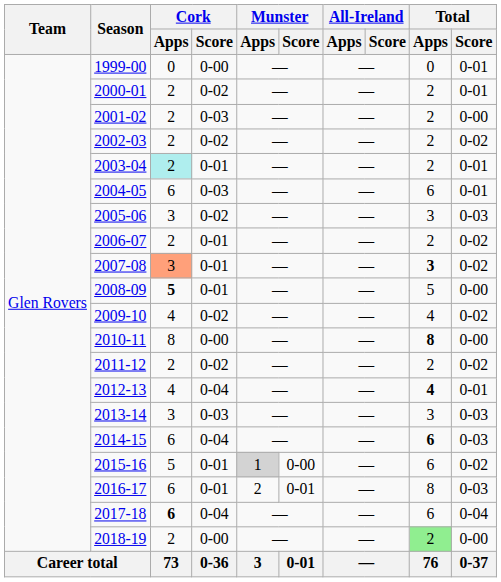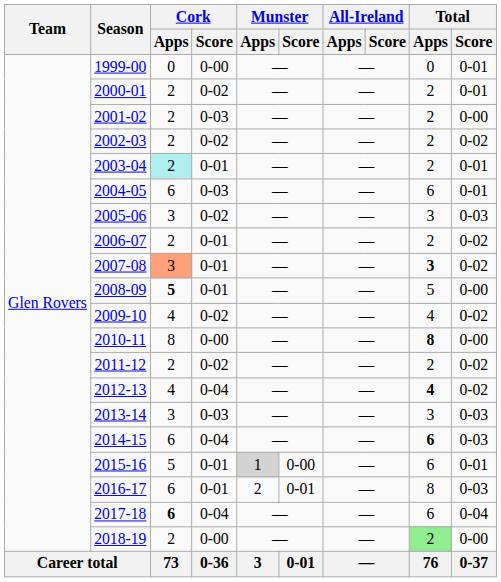(474, 389) 0-01 -> (474, 389) 0-02
(474, 464) 0-02 -> (474, 464) 0-01
